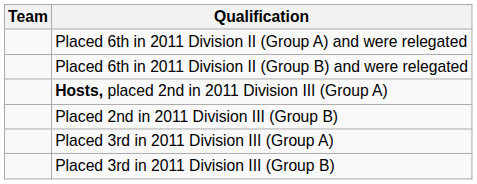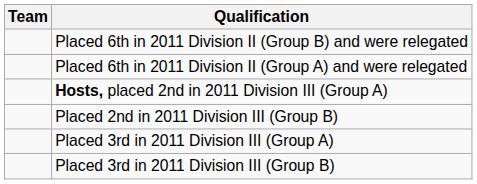rows swapped: (261, 41) <-> (262, 66)
